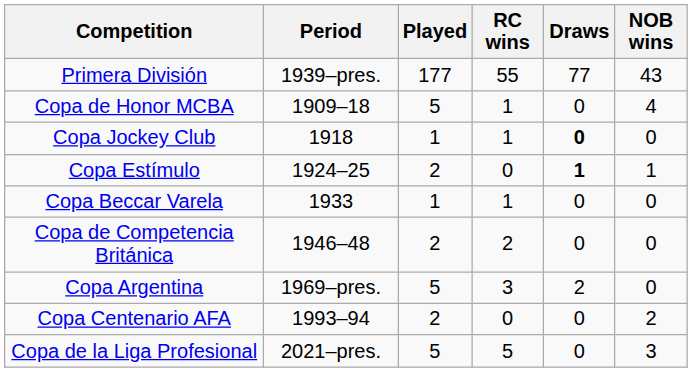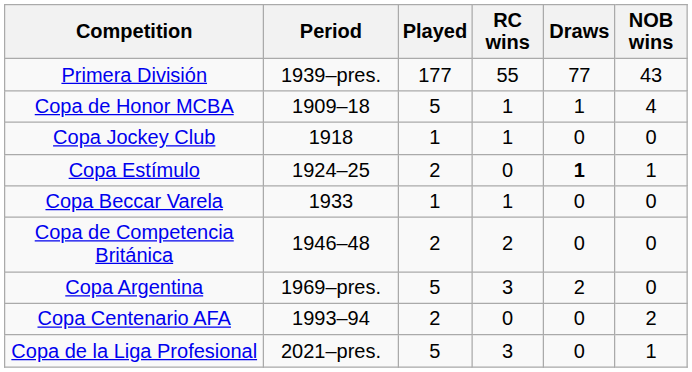(579, 106) 0 -> (579, 106) 1
(579, 138) bold -> (579, 138) normal
(508, 350) 5 -> (508, 350) 3
(651, 350) 3 -> (651, 350) 1
